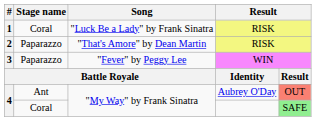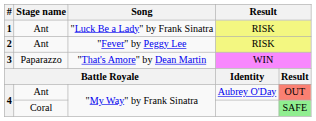(41, 28) Coral -> (41, 28) Ant
(41, 44) Paparazzo -> (41, 44) Ant
(142, 44) "That's Amore" by Dean Martin -> (142, 44) "Fever" by Peggy Lee
(142, 60) "Fever" by Peggy Lee -> (142, 60) "That's Amore" by Dean Martin
